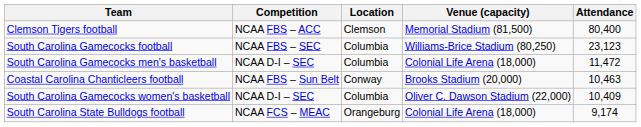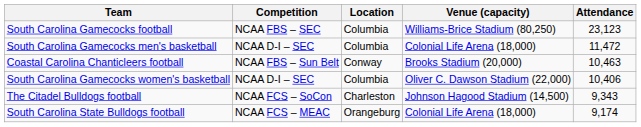- row: (62, 29)
(605, 96) 10,409 -> (605, 79) 10,406
+ row: (74, 96)
